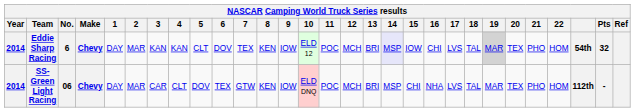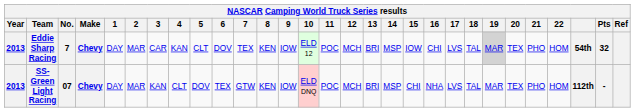(16, 48) 2014 -> (16, 48) 2013
(67, 48) 6 -> (67, 48) 7
(158, 48) KAN -> (158, 48) CAR
(392, 48) lavender background -> (392, 48) no background
(16, 86) 2014 -> (16, 86) 2013
(67, 86) 06 -> (67, 86) 07
(158, 86) CAR -> (158, 86) KAN
